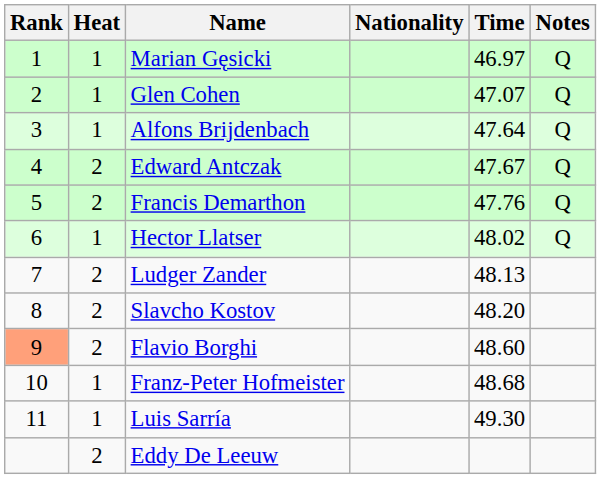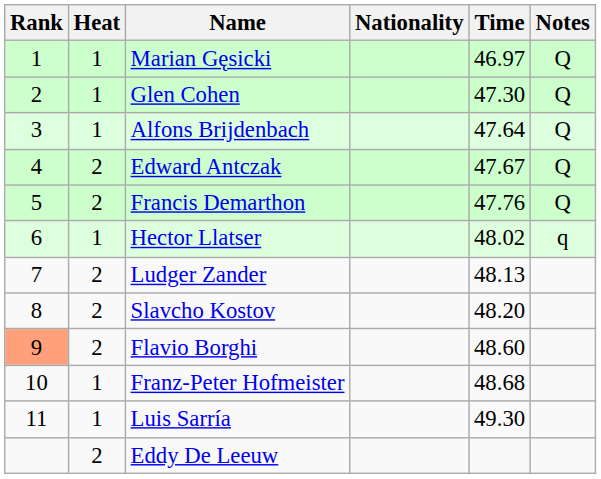(500, 94) 47.07 -> (500, 94) 47.30
(563, 238) Q -> (563, 238) q
